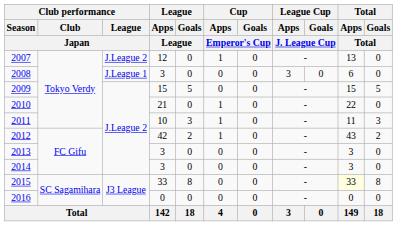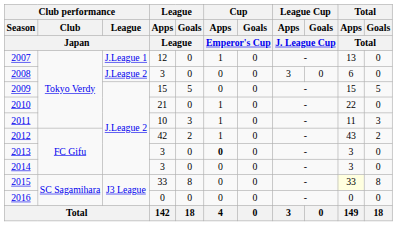(126, 58) J.League 2 -> (126, 58) J.League 1
(126, 74) J.League 1 -> (126, 74) J.League 2
(220, 151) normal -> (220, 151) bold
